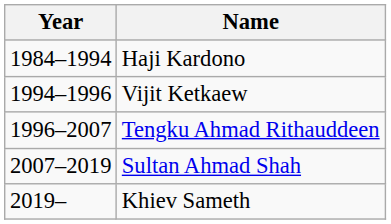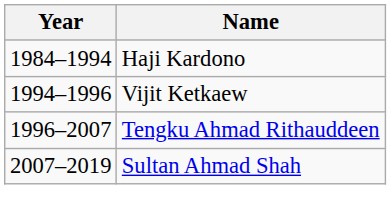- row: (186, 201)
